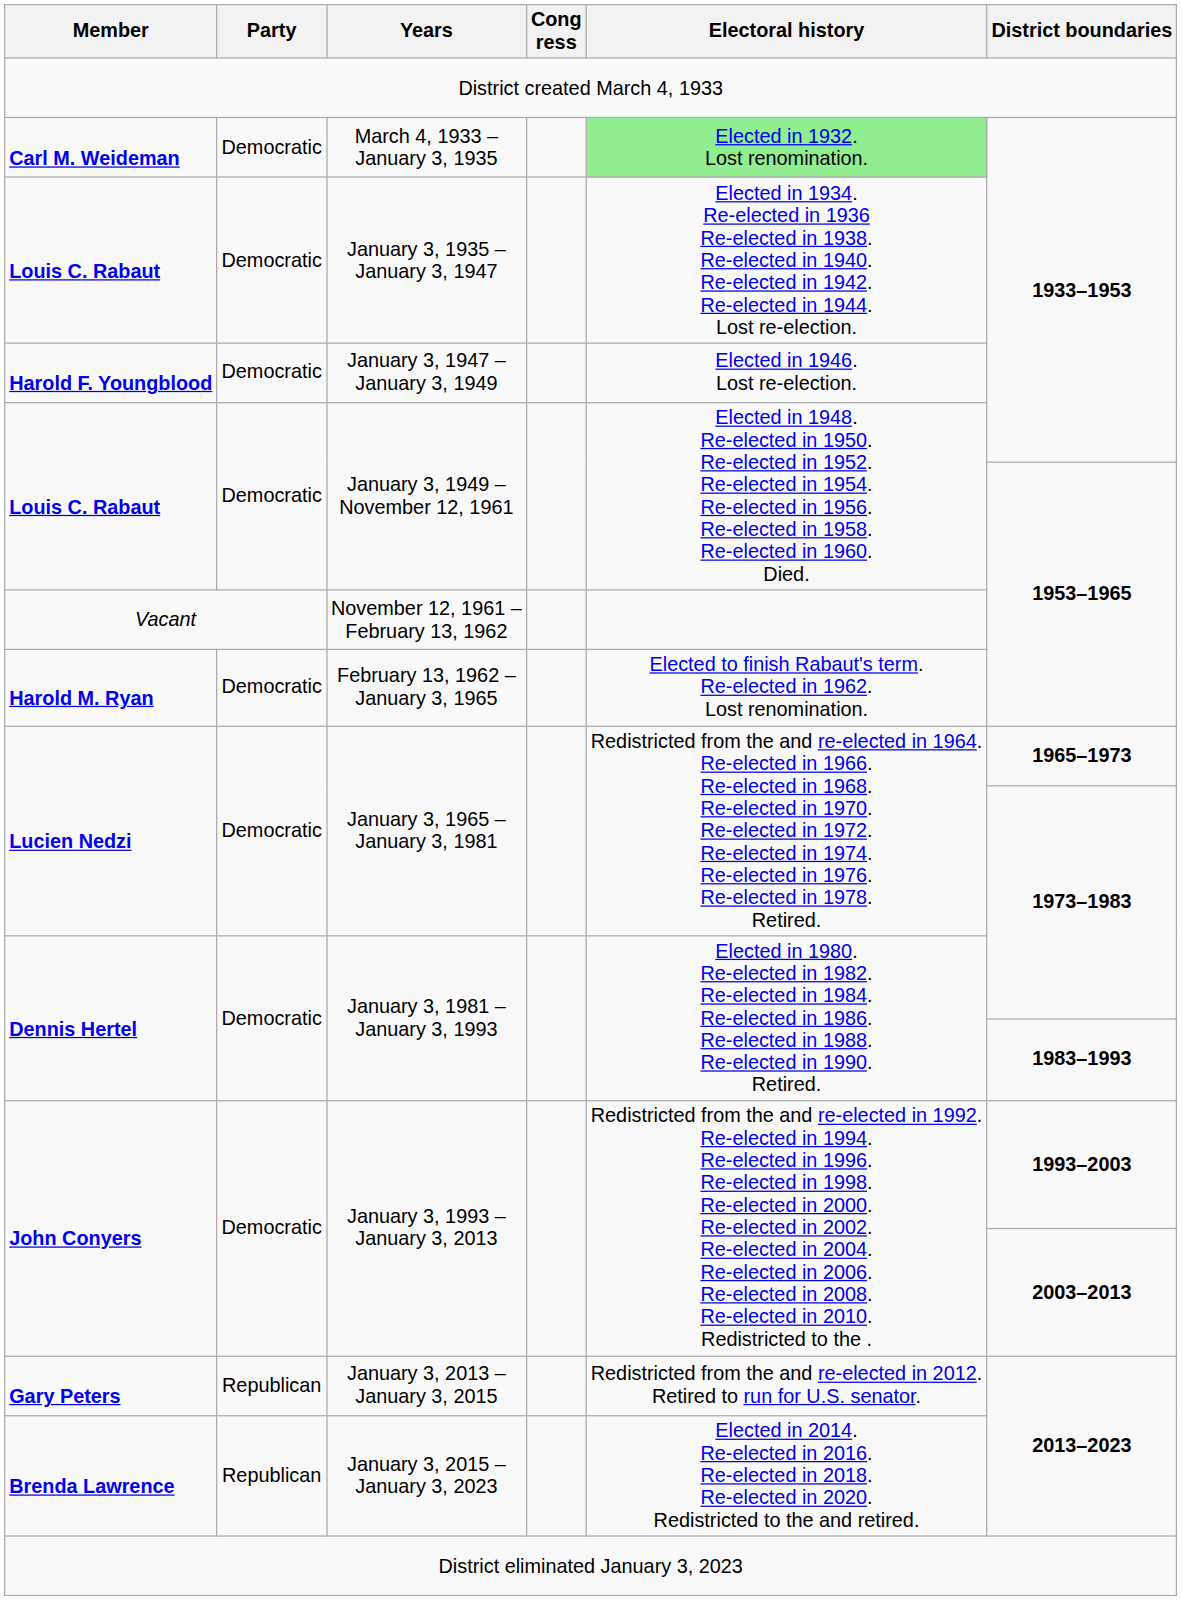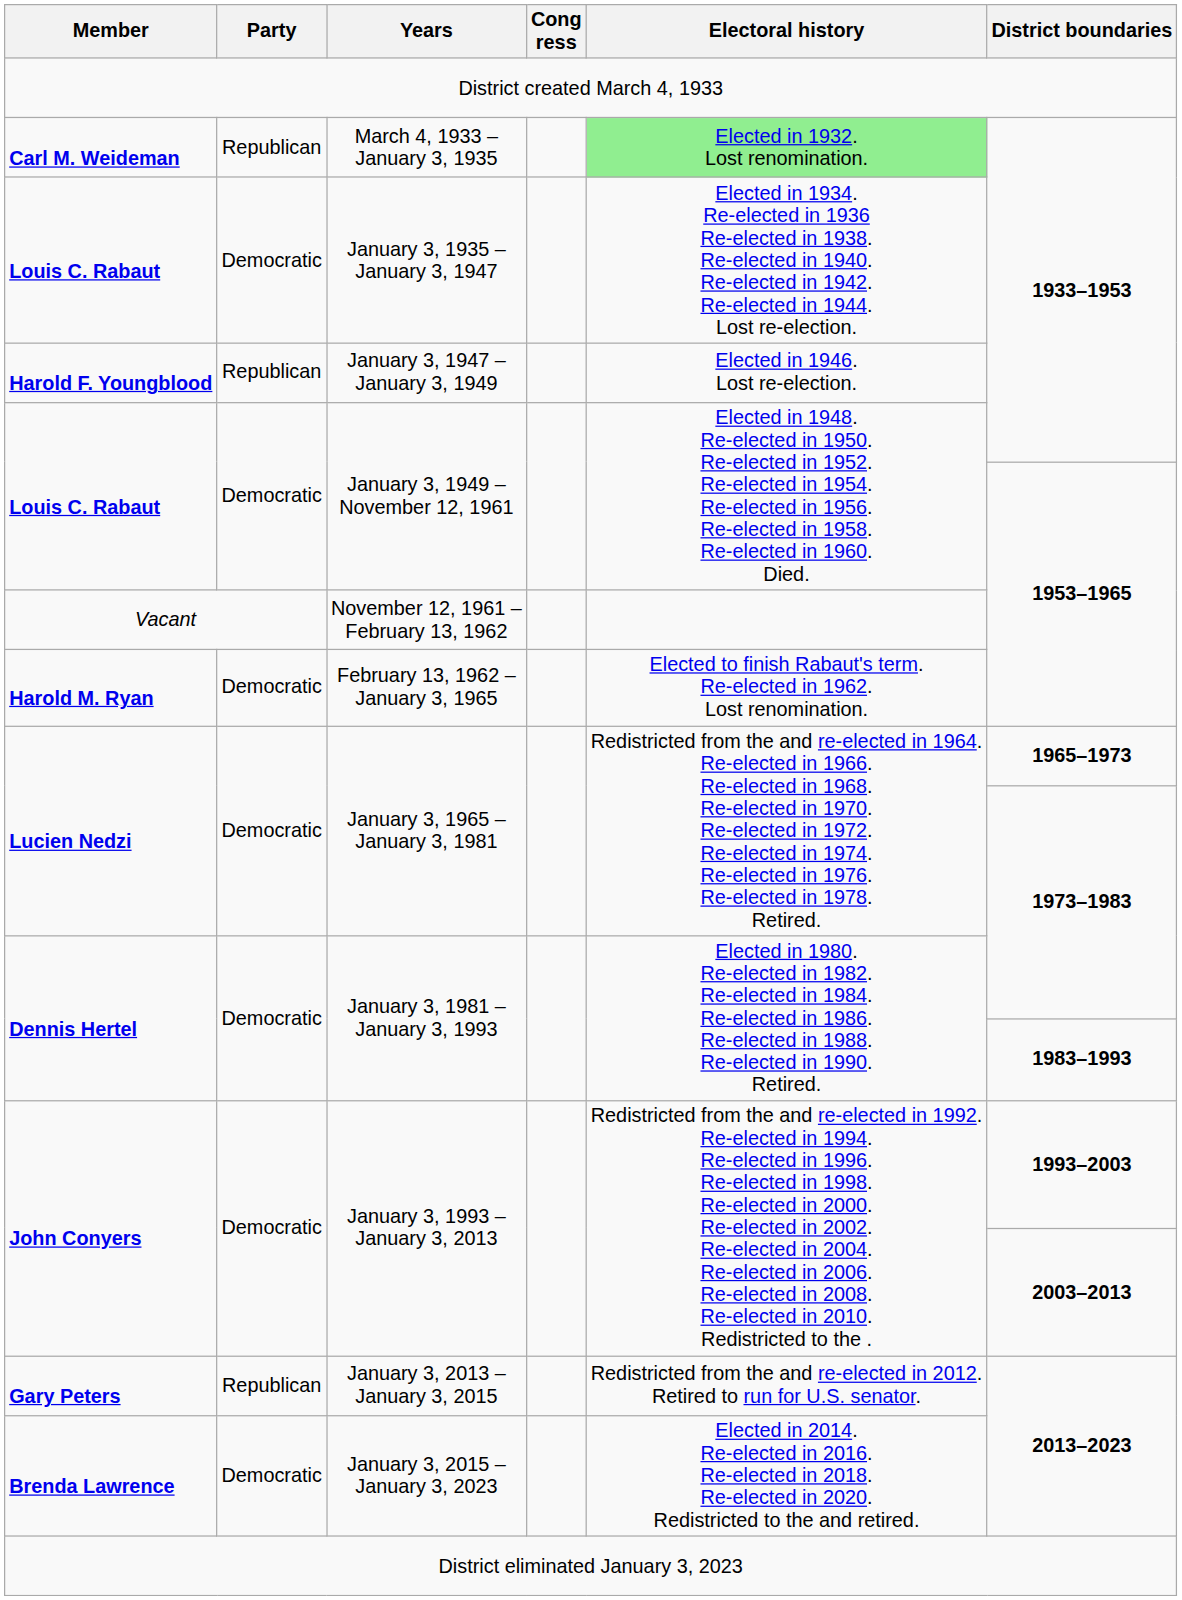(272, 147) Democratic -> (272, 147) Republican
(272, 372) Democratic -> (272, 372) Republican
(272, 1475) Republican -> (272, 1475) Democratic
